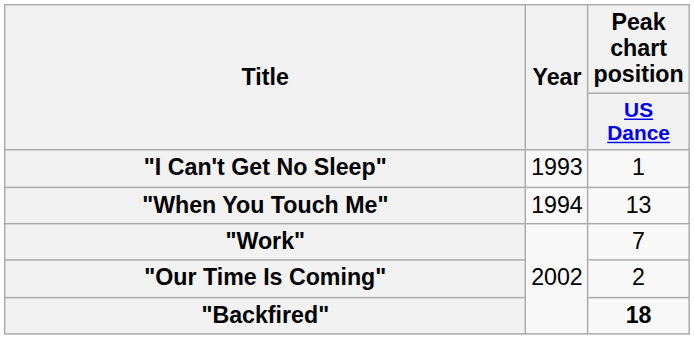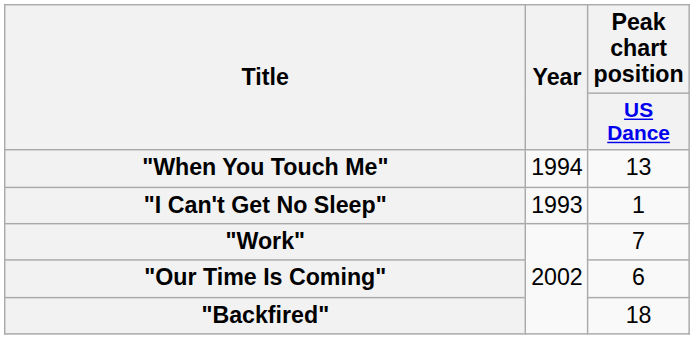rows swapped: (265, 168) <-> (265, 204)
(639, 278) 2 -> (639, 278) 6
(639, 315) bold -> (639, 315) normal
